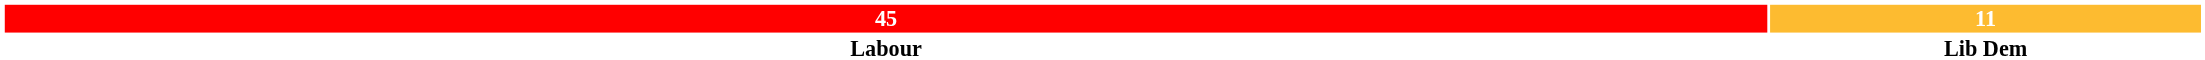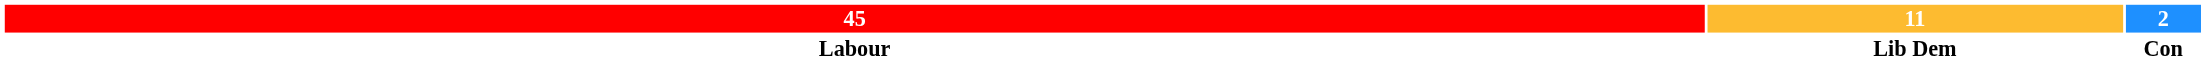+ column: (2163, 18)
